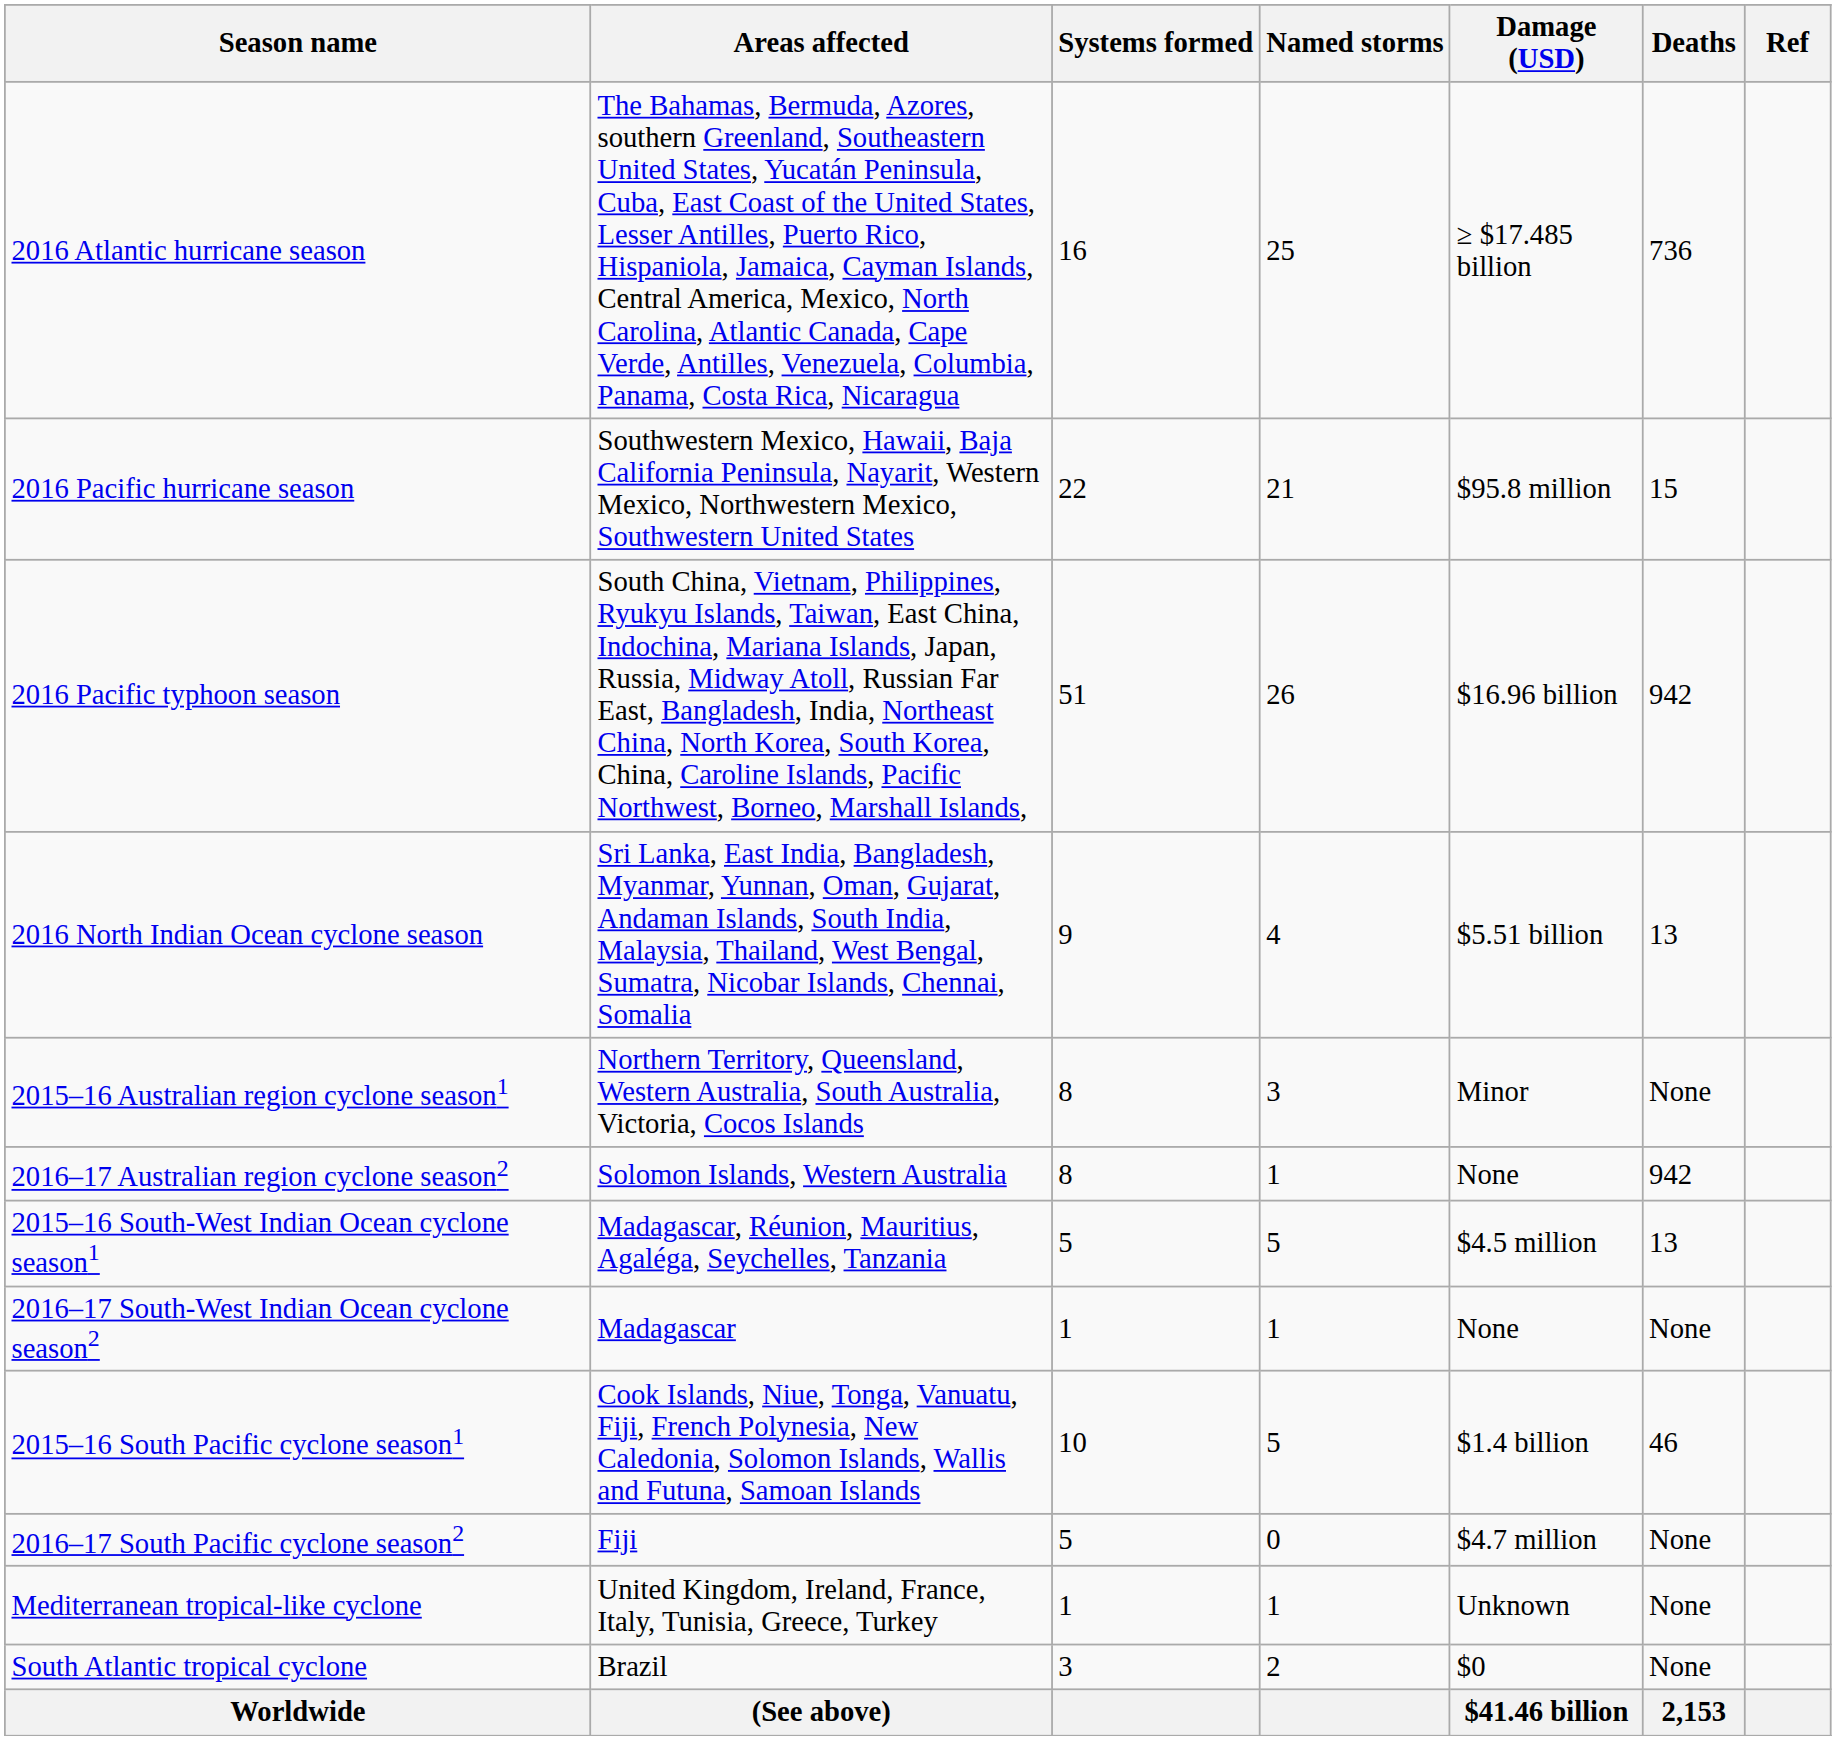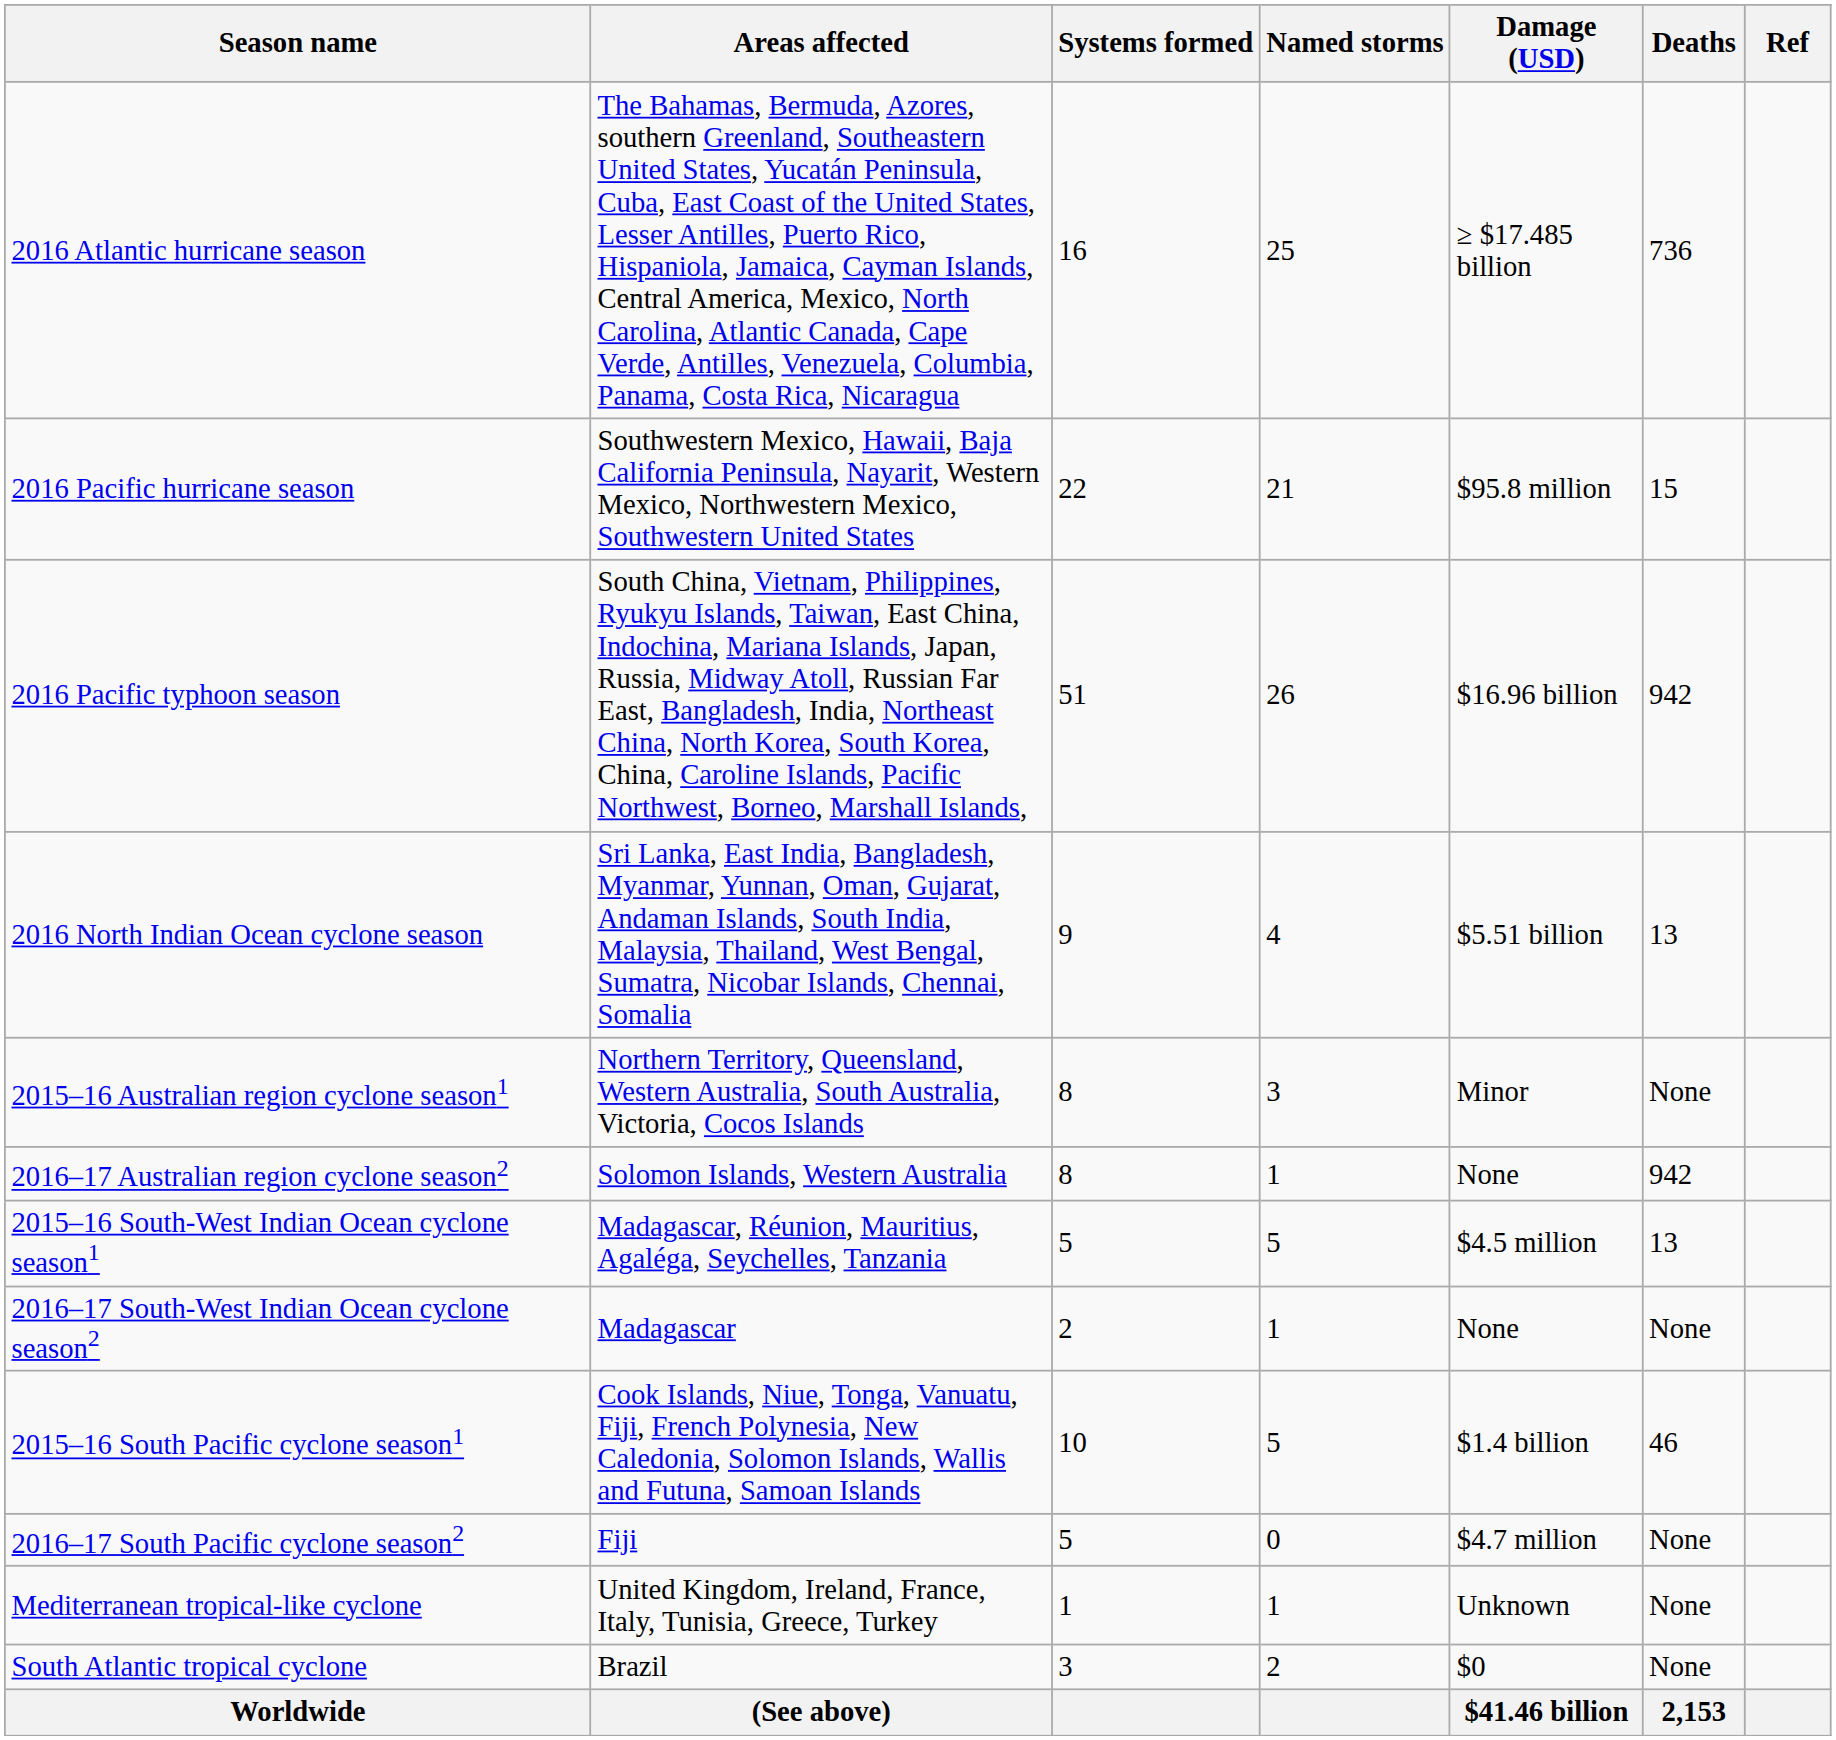(1065, 1328) 1 -> (1065, 1328) 2
